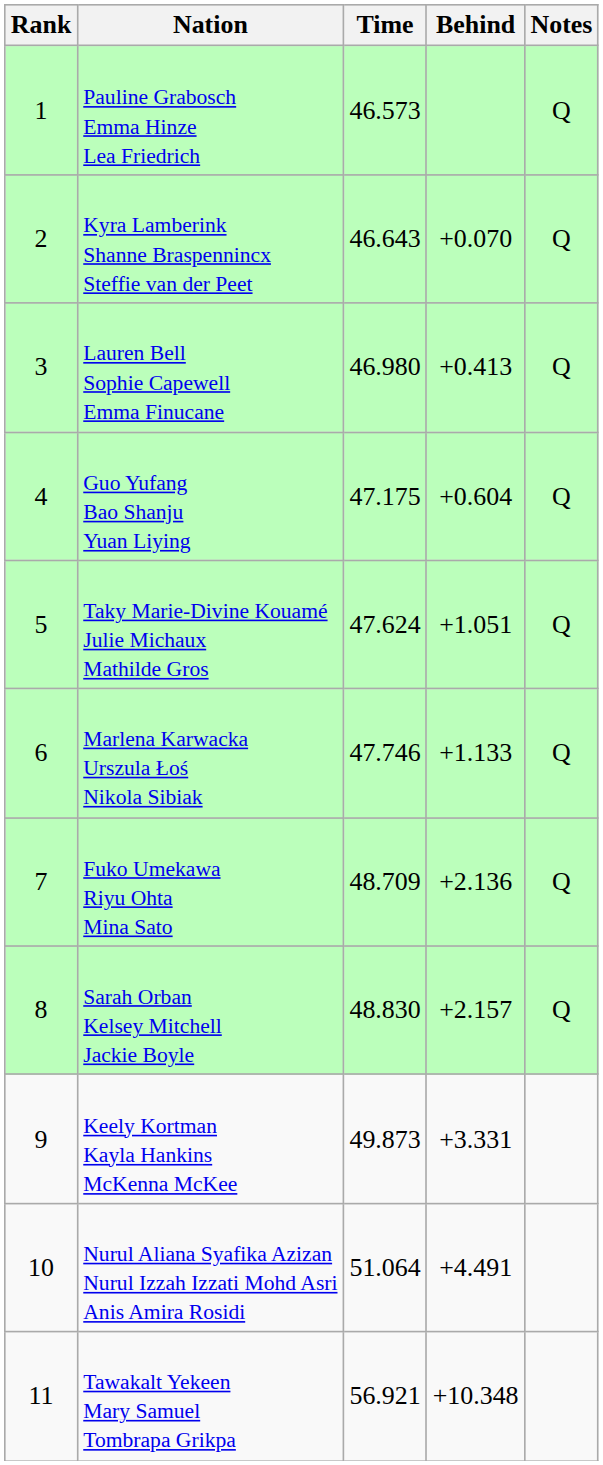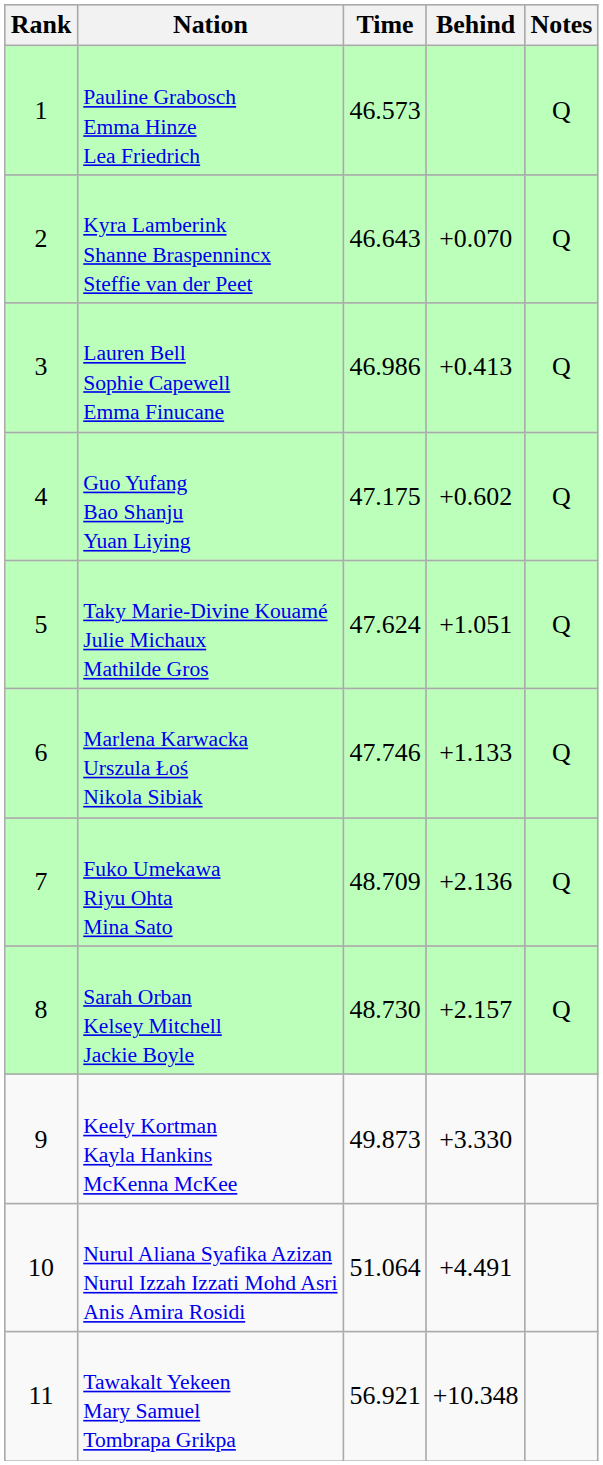(385, 367) 46.980 -> (385, 367) 46.986
(476, 495) +0.604 -> (476, 495) +0.602
(385, 1010) 48.830 -> (385, 1010) 48.730
(476, 1138) +3.331 -> (476, 1138) +3.330
